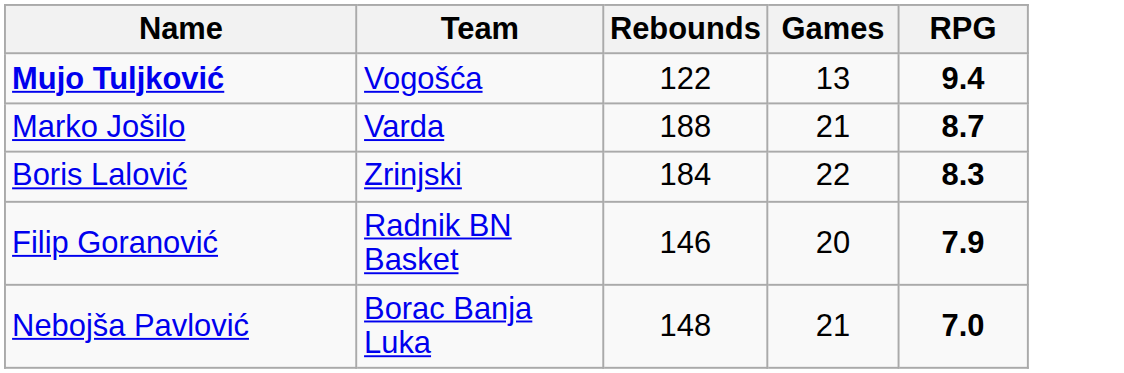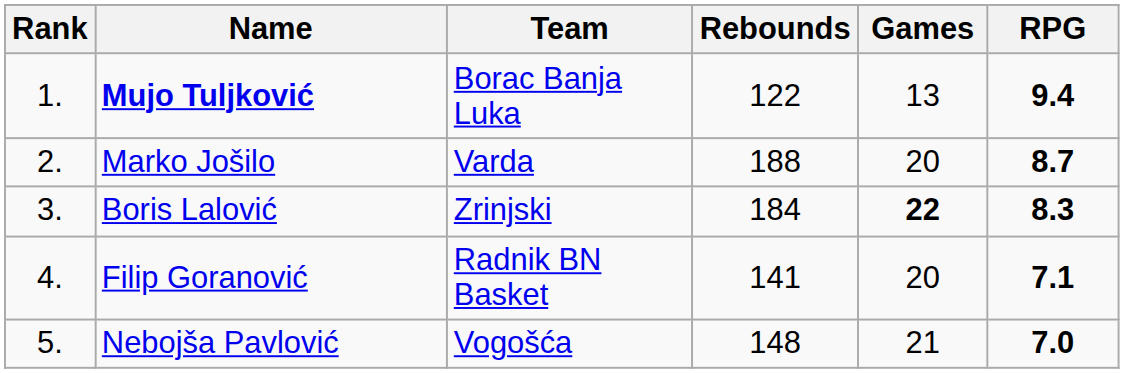+ column: (50, 28)
(423, 77) Vogošća -> (538, 95) Borac Banja Luka
(833, 126) 21 -> (923, 161) 20
(833, 175) normal -> (923, 210) bold
(685, 242) 146 -> (775, 276) 141
(963, 242) 7.9 -> (1053, 276) 7.1
(448, 325) Borac Banja Luka -> (513, 343) Vogošća
